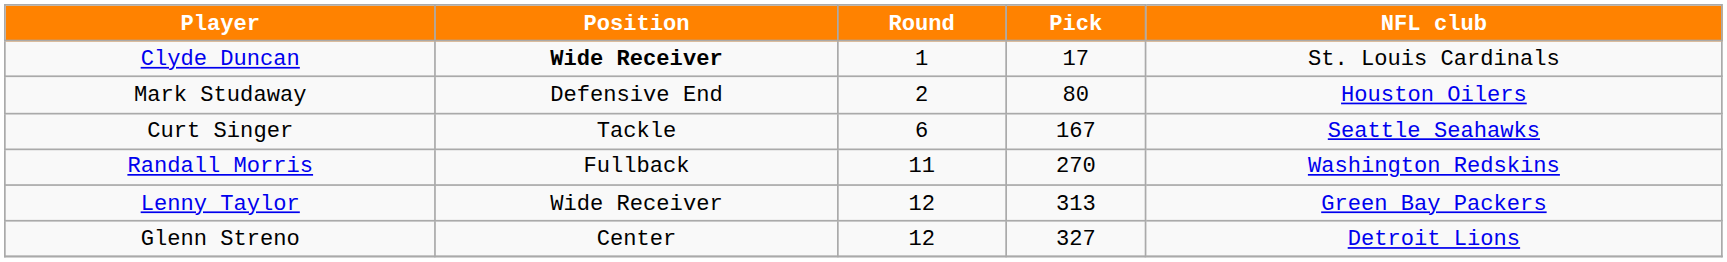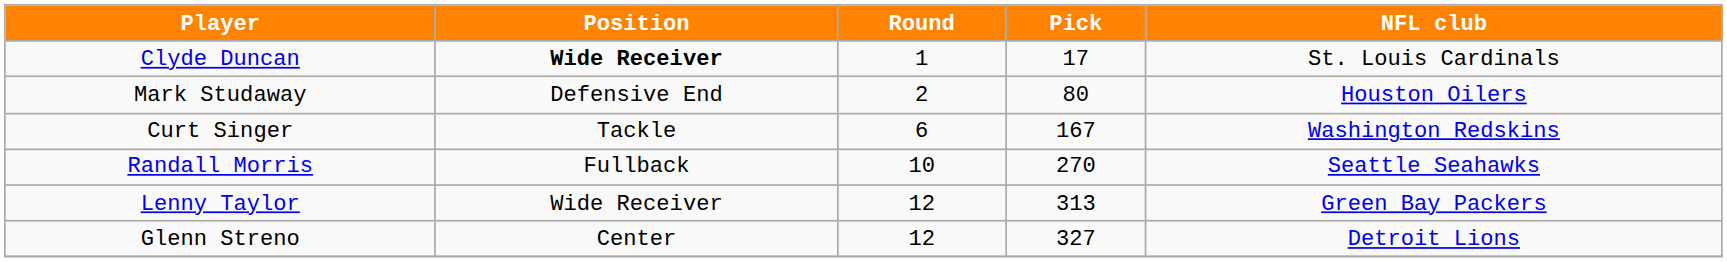(1434, 131) Seattle Seahawks -> (1434, 131) Washington Redskins
(922, 167) 11 -> (922, 167) 10
(1434, 167) Washington Redskins -> (1434, 167) Seattle Seahawks
